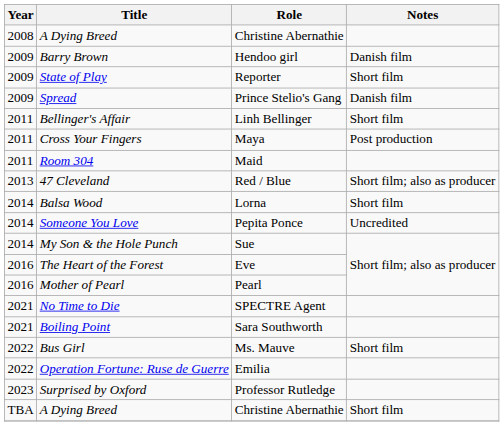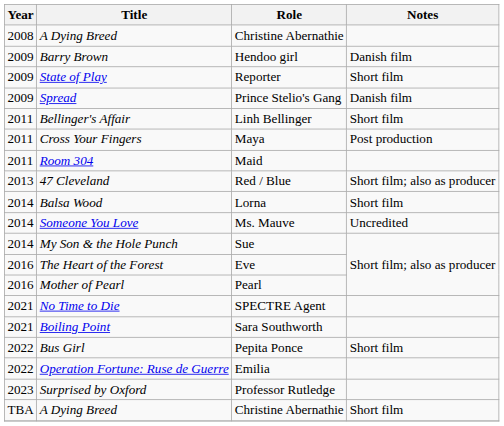(269, 222) Pepita Ponce -> (265, 222) Ms. Mauve
(265, 347) Ms. Mauve -> (269, 347) Pepita Ponce
